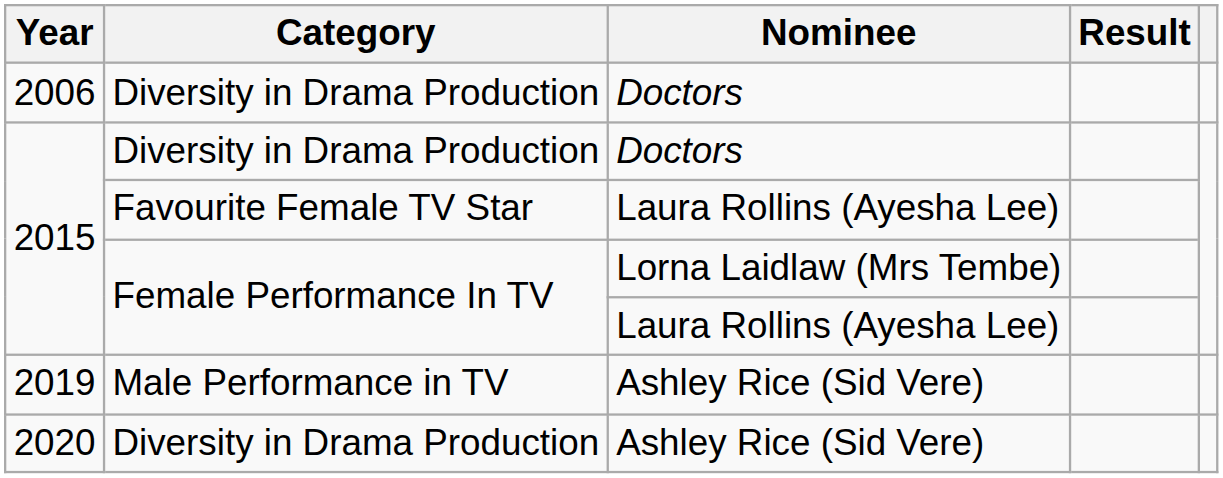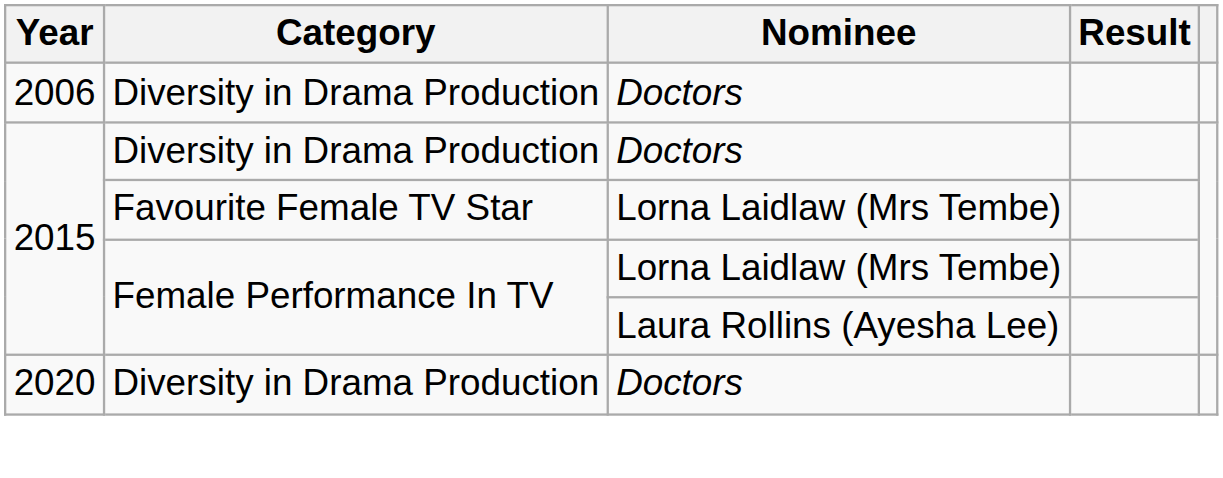(838, 208) Laura Rollins (Ayesha Lee) -> (839, 208) Lorna Laidlaw (Mrs Tembe)
- row: (55, 383)
(800, 442) Ashley Rice (Sid Vere) -> (680, 383) Doctors
